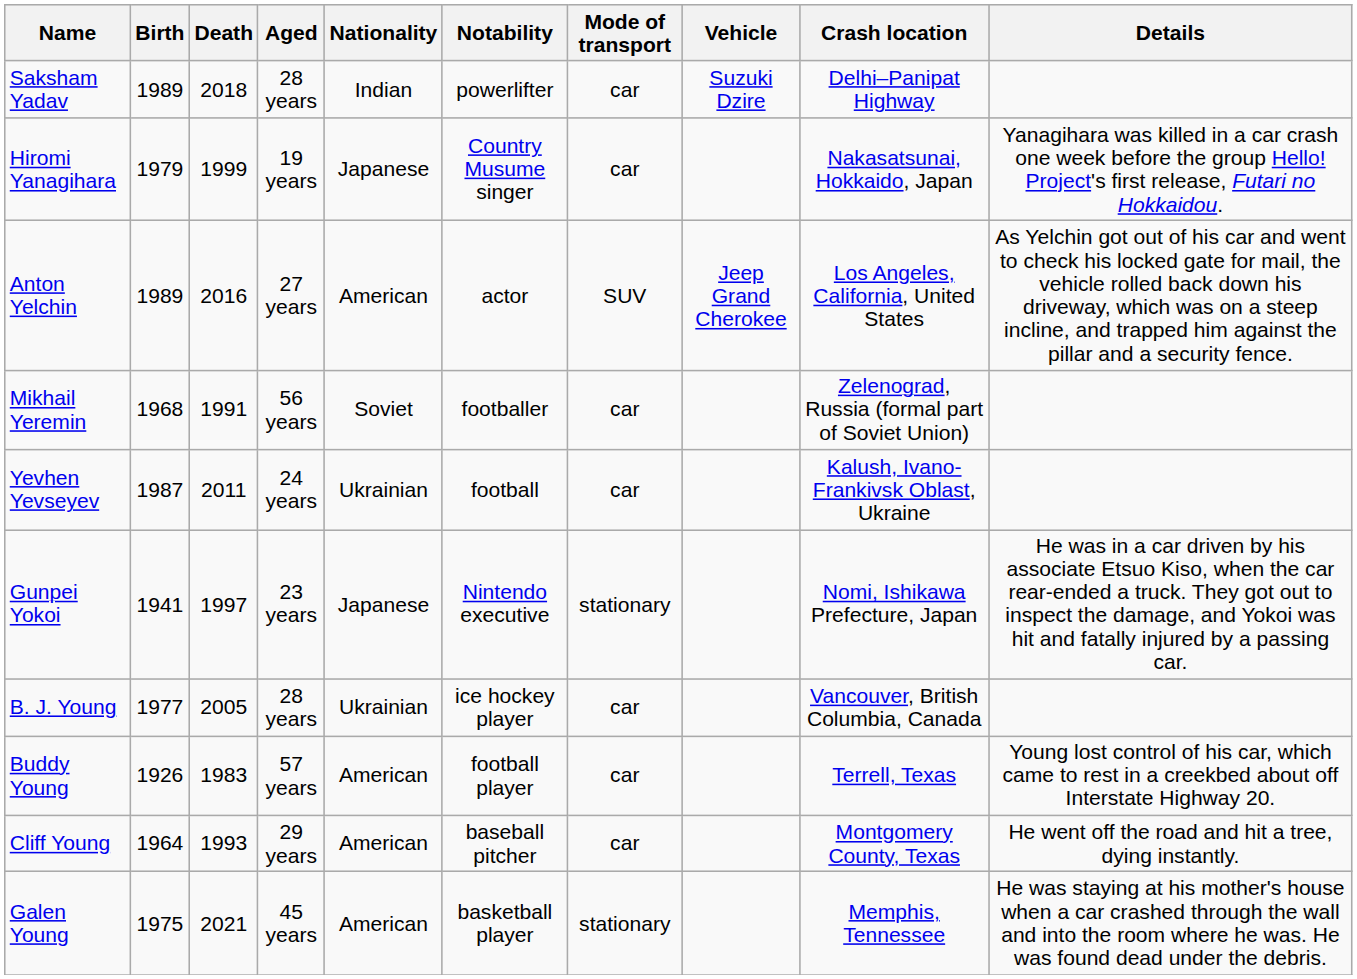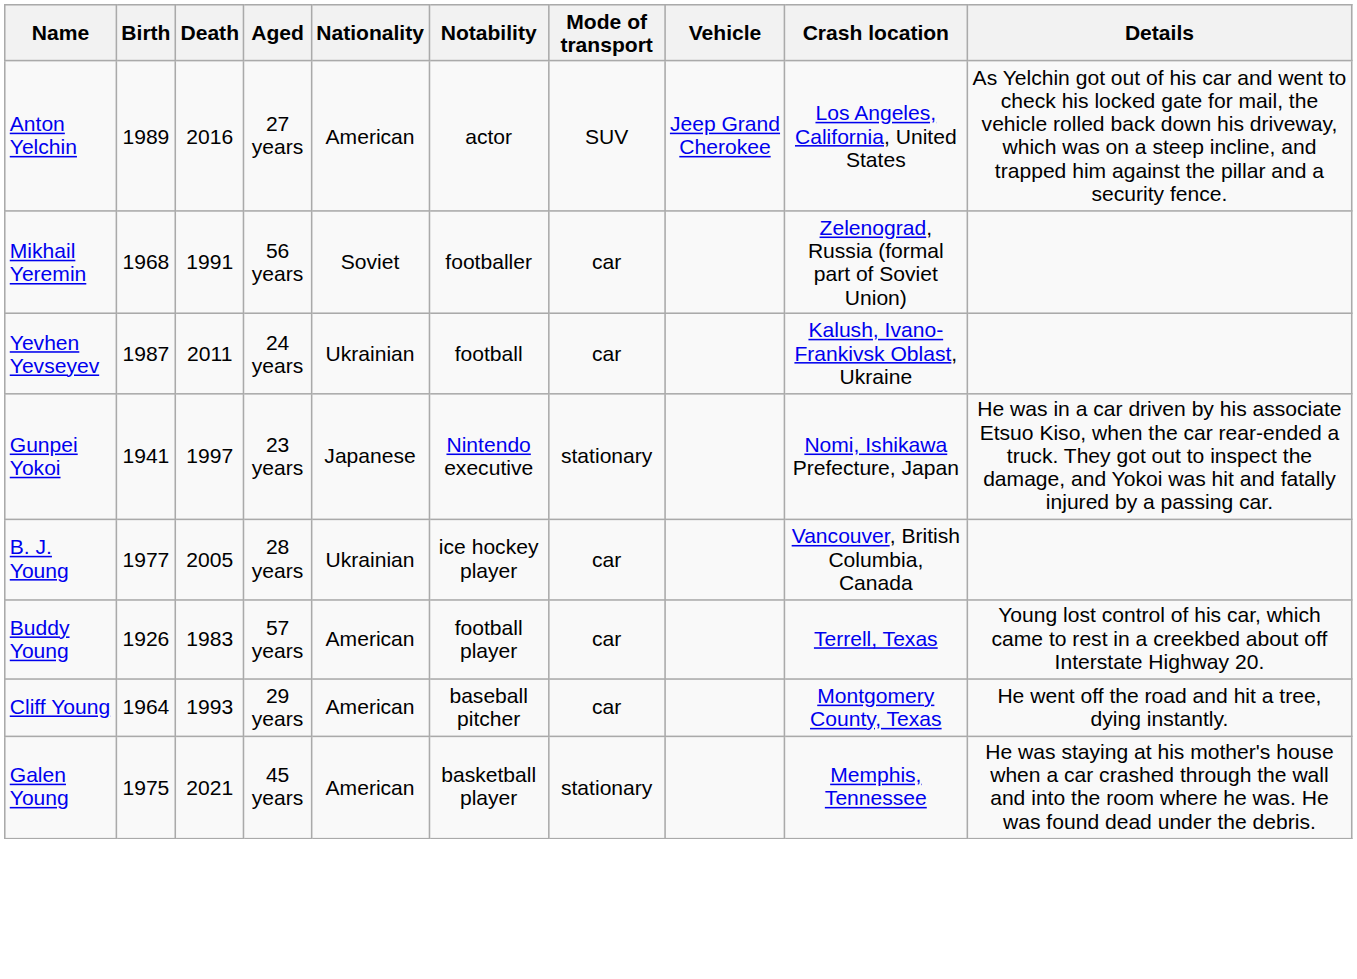- row: (54, 89)
- row: (63, 169)
